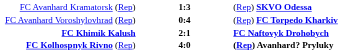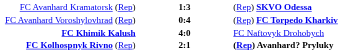(184, 32) 2:1 -> (184, 32) 4:0
(281, 32) bold -> (279, 32) normal
(184, 45) 4:0 -> (184, 45) 2:1
